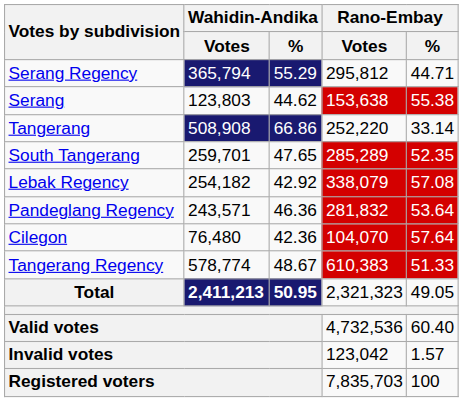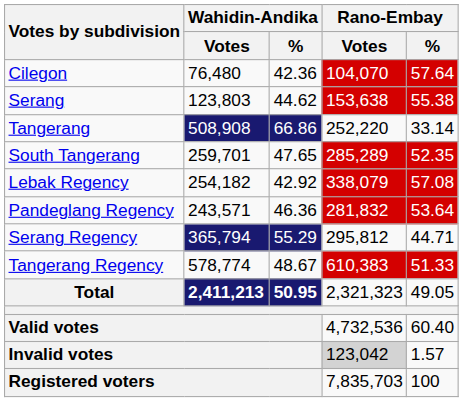rows swapped: (38, 237) <-> (73, 73)
(357, 355) no background -> (357, 355) lightgrey background
